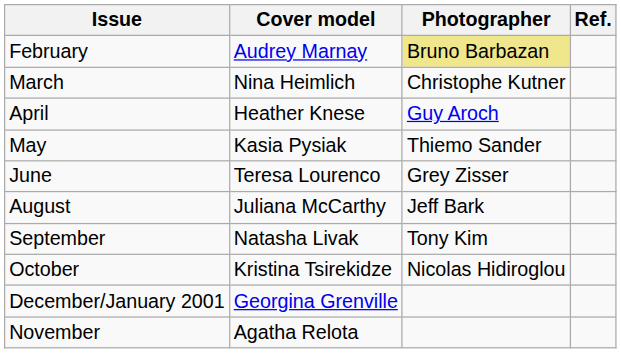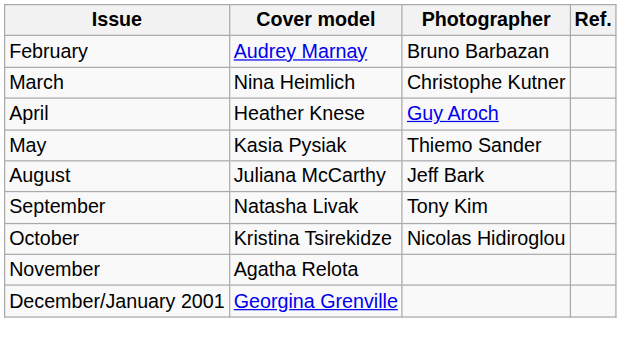(478, 51) khaki background -> (478, 51) no background
- row: (30, 176)
rows swapped: (55, 332) <-> (117, 301)
